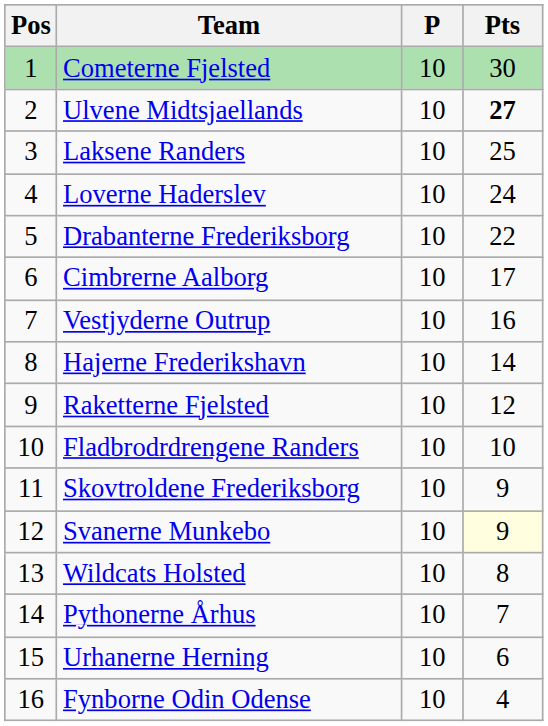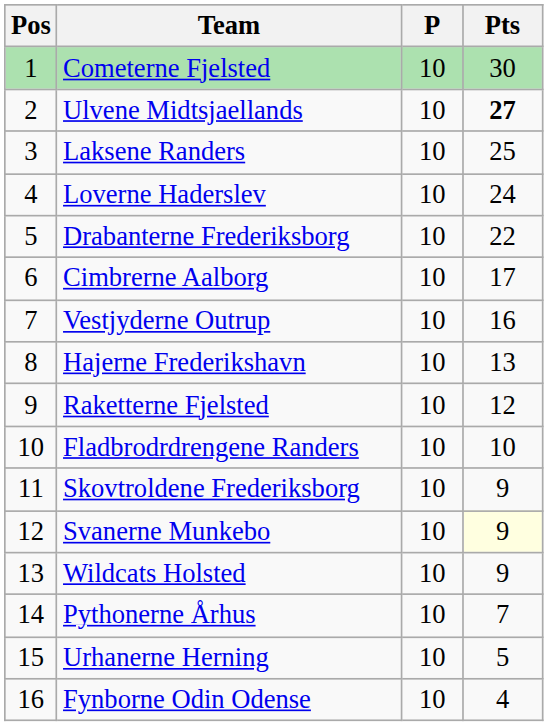(503, 362) 14 -> (503, 362) 13
(503, 573) 8 -> (503, 573) 9
(503, 657) 6 -> (503, 657) 5
